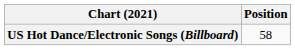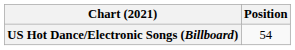(266, 34) 58 -> (266, 34) 54
